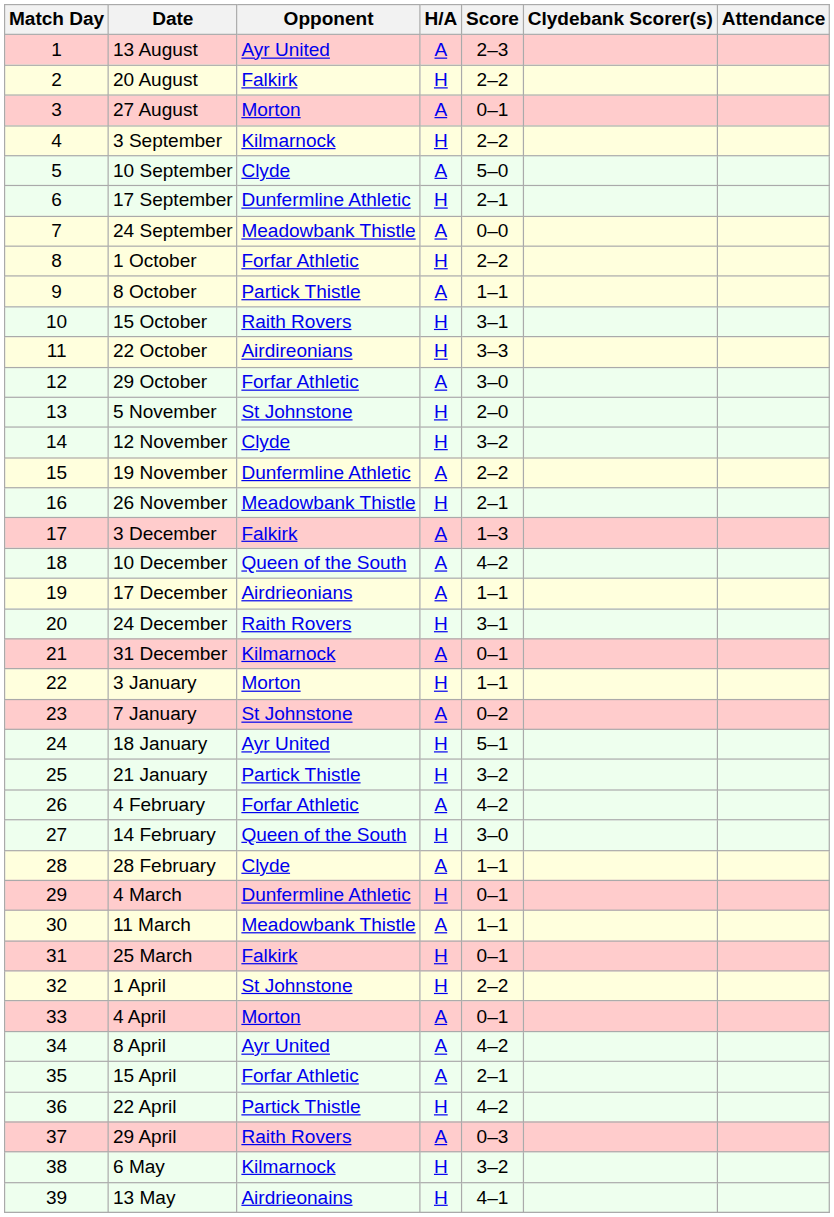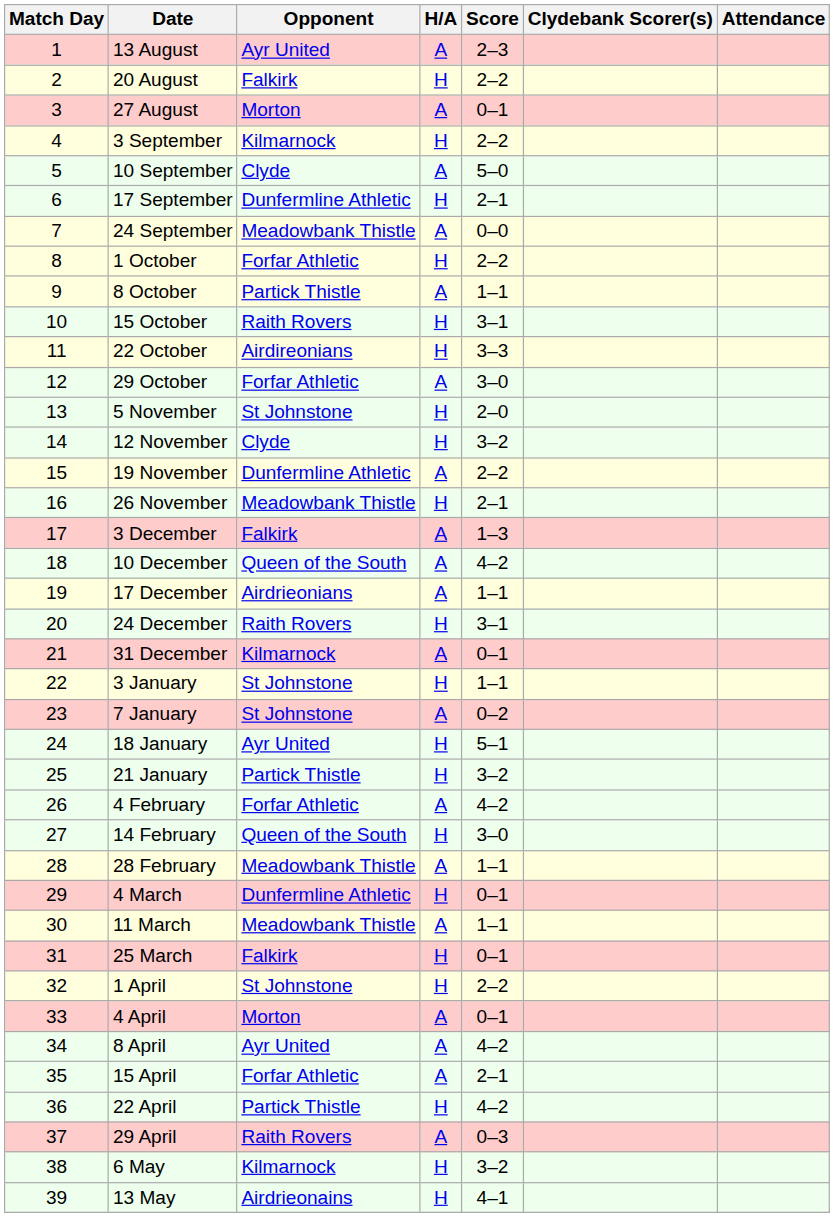(271, 683) Morton -> (297, 683) St Johnstone
(266, 865) Clyde -> (329, 865) Meadowbank Thistle
